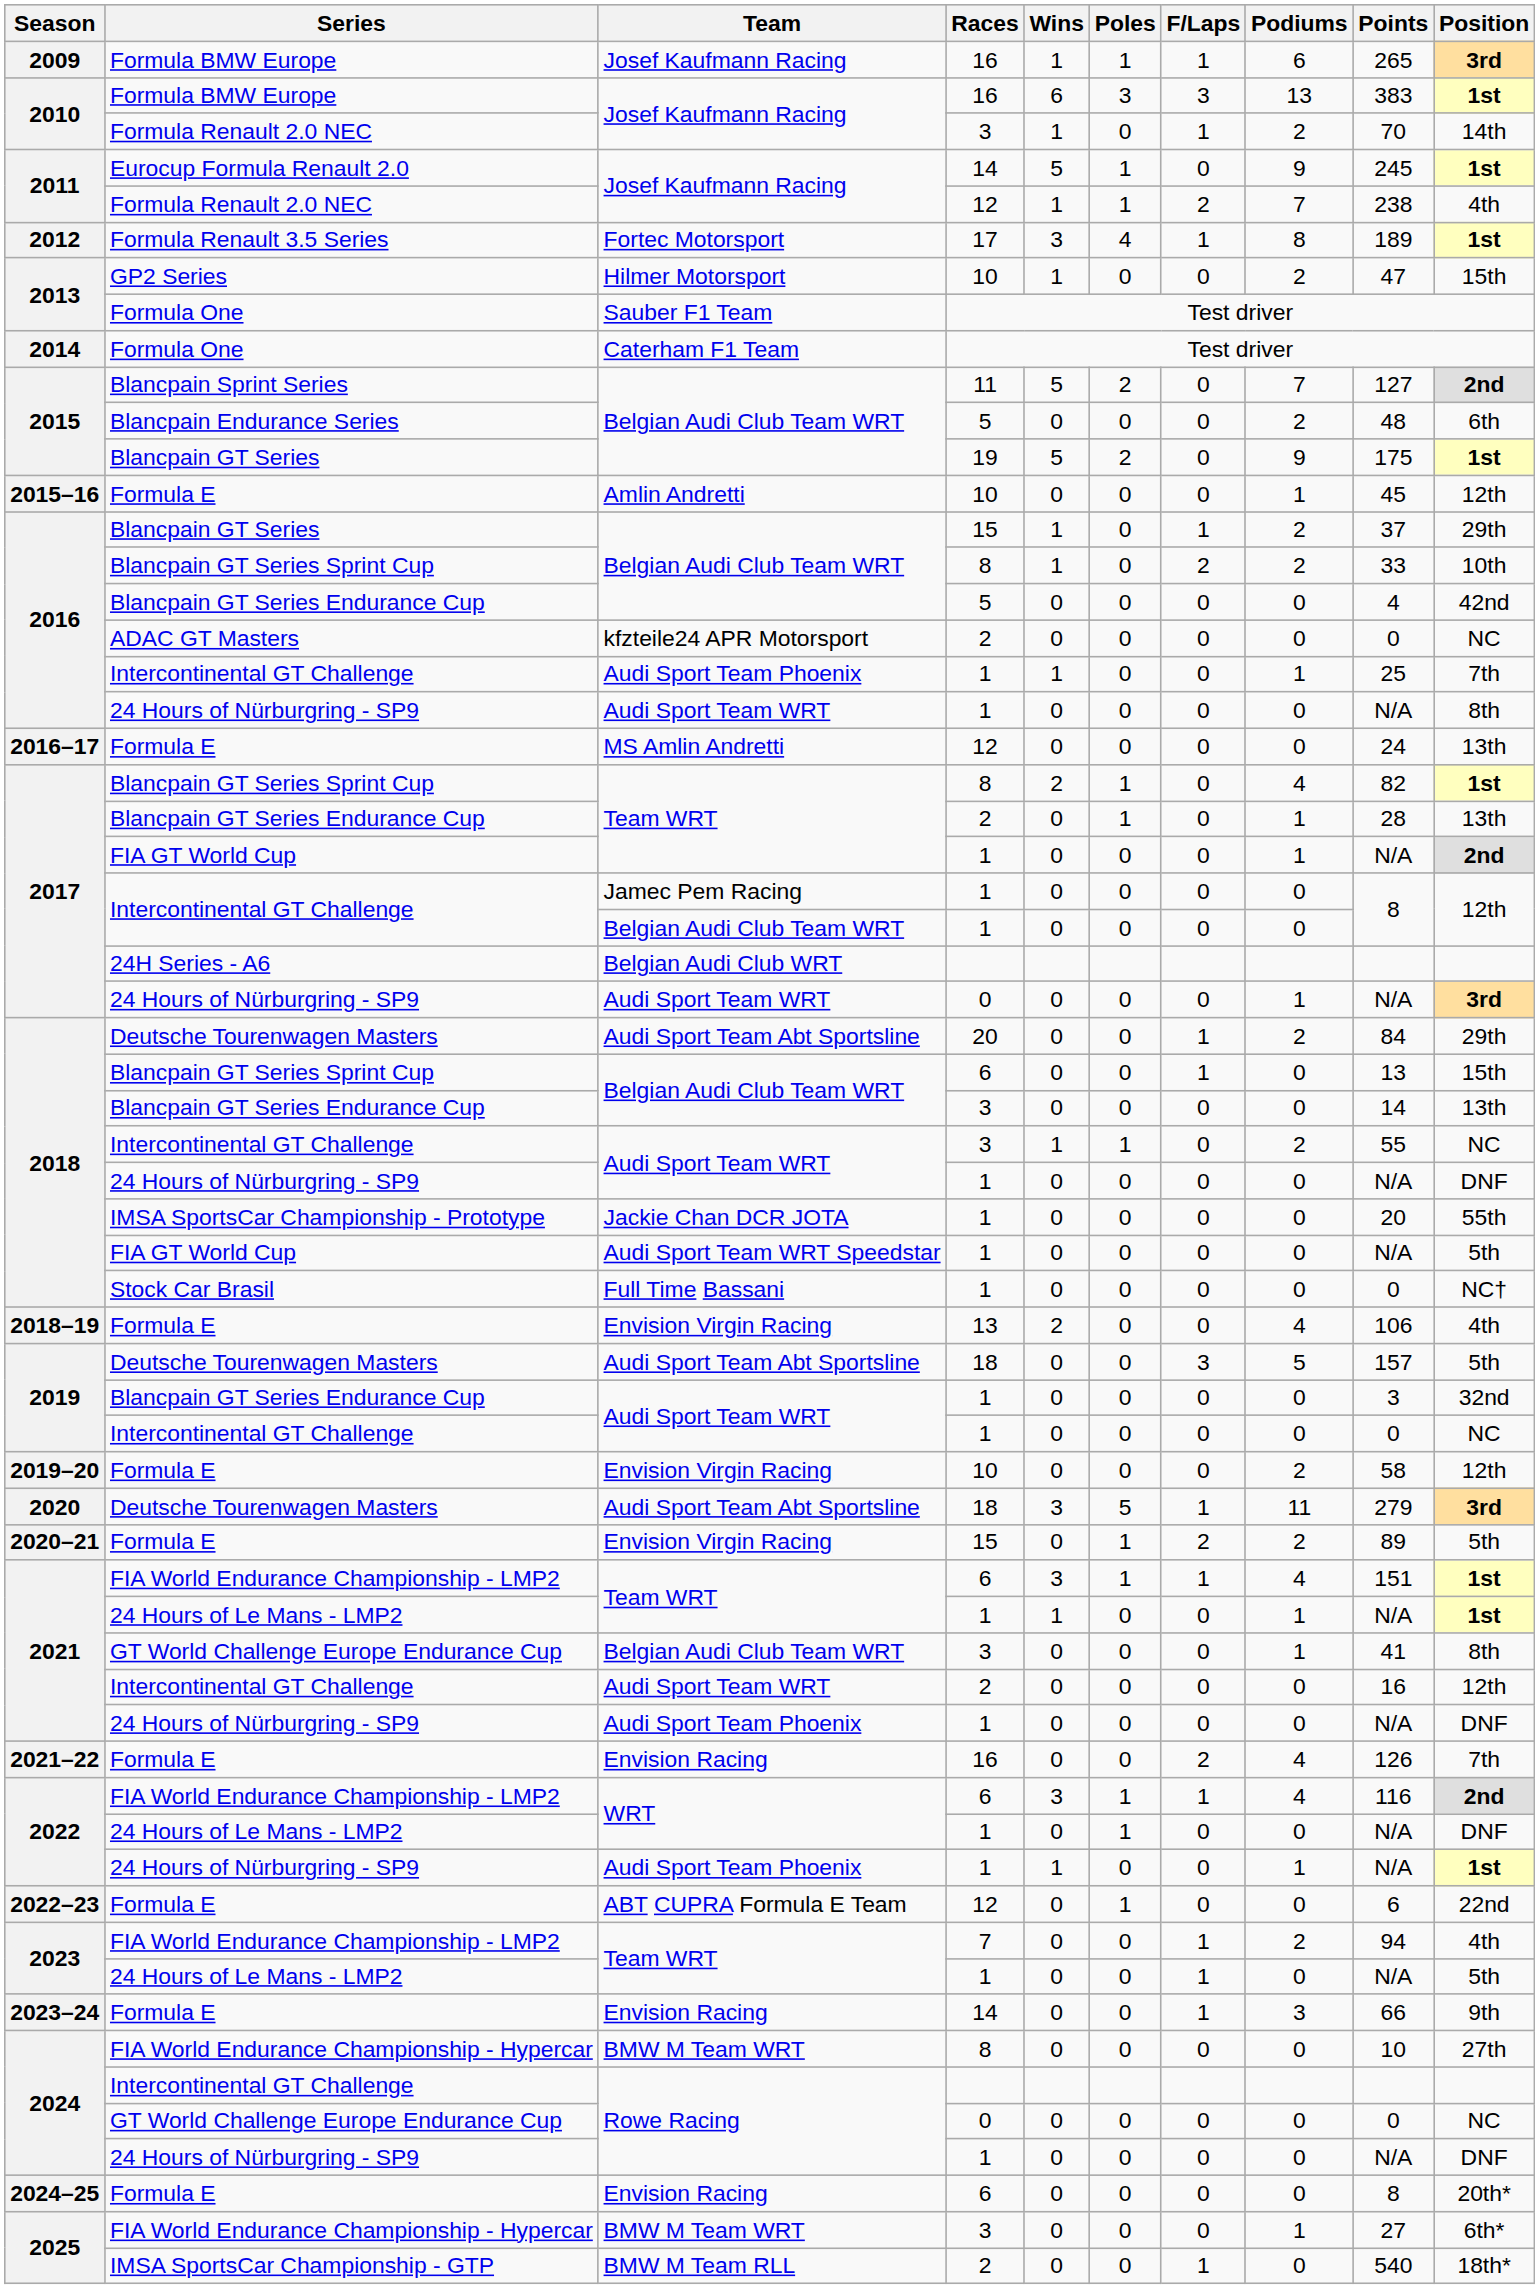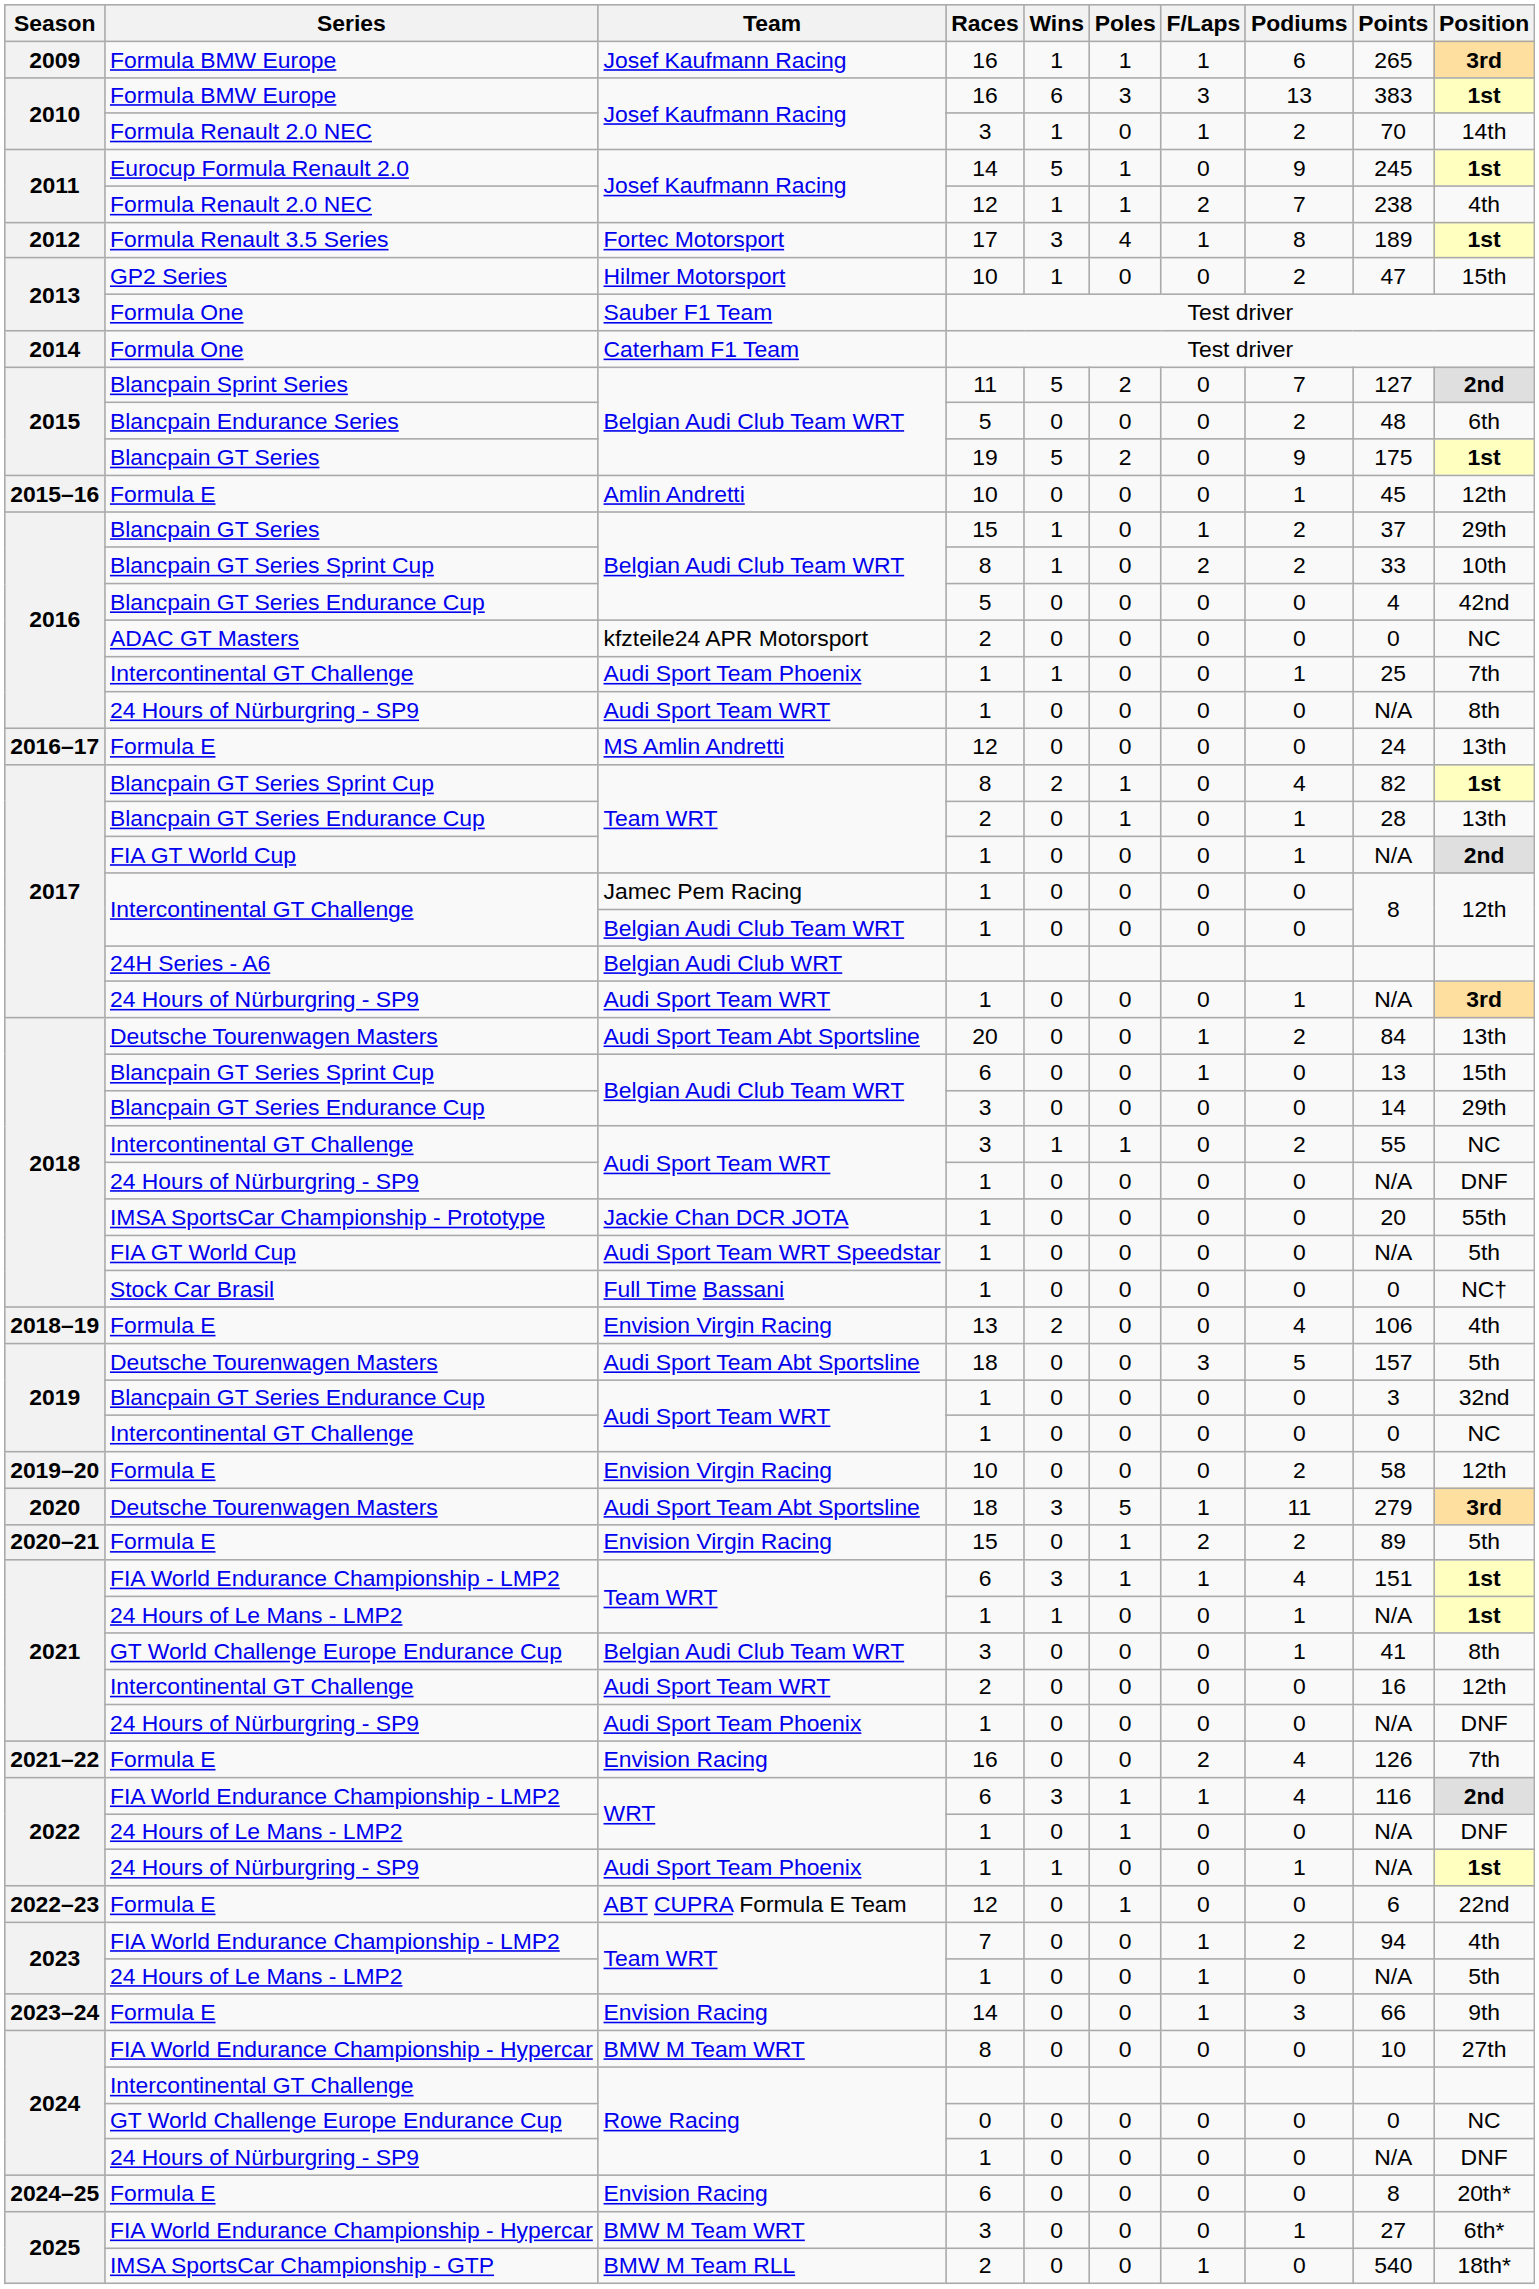(985, 1000) 0 -> (985, 1000) 1
(1484, 1036) 29th -> (1484, 1036) 13th
(1484, 1108) 13th -> (1484, 1108) 29th
